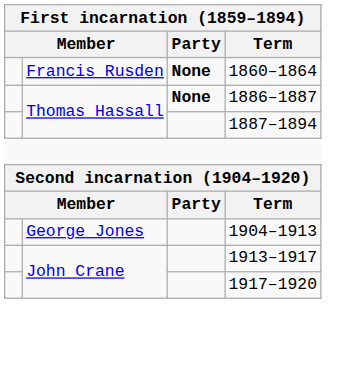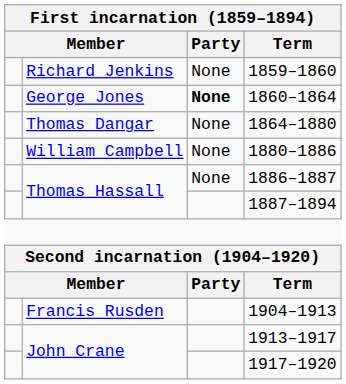+ row: (292, 71)
(95, 71) Francis Rusden -> (85, 98) George Jones
+ row: (292, 125)
+ row: (292, 151)
(191, 98) bold -> (211, 178) normal
(85, 232) George Jones -> (95, 312) Francis Rusden
